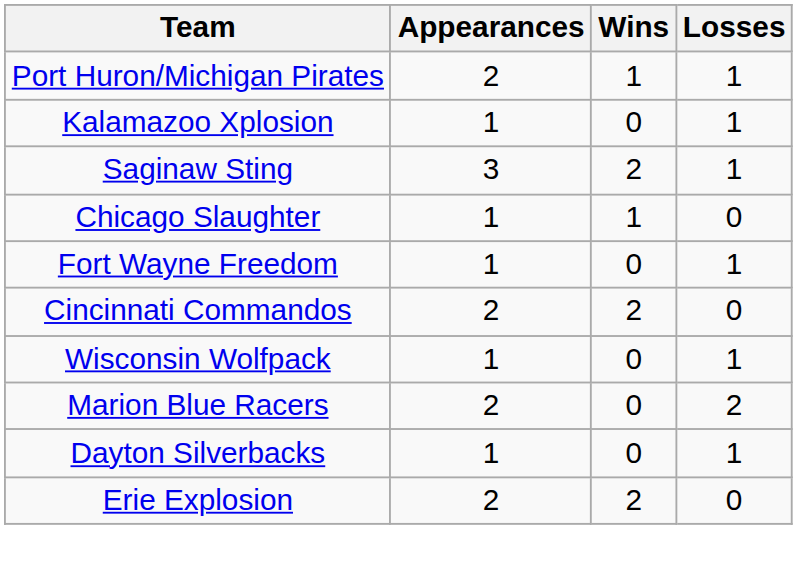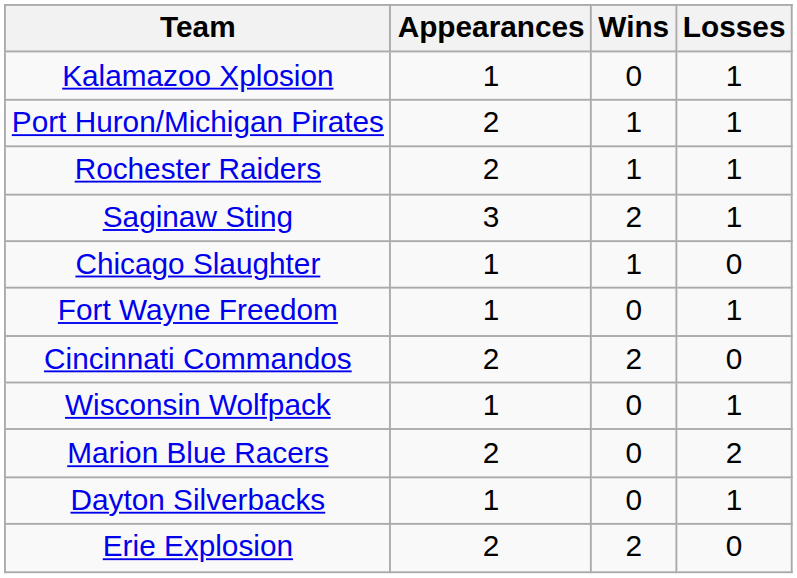rows swapped: (198, 122) <-> (198, 75)
+ row: (198, 169)
